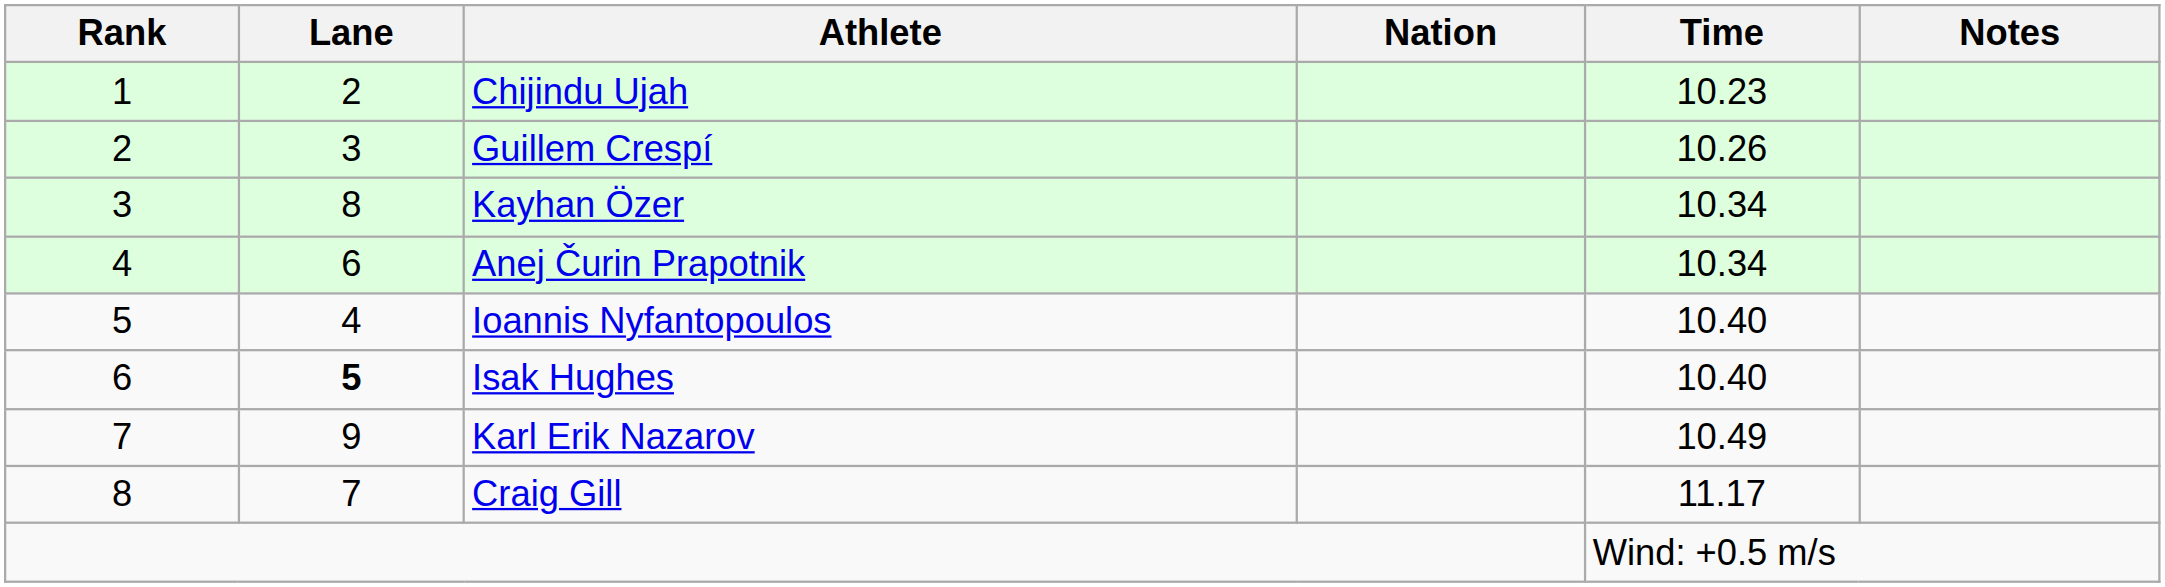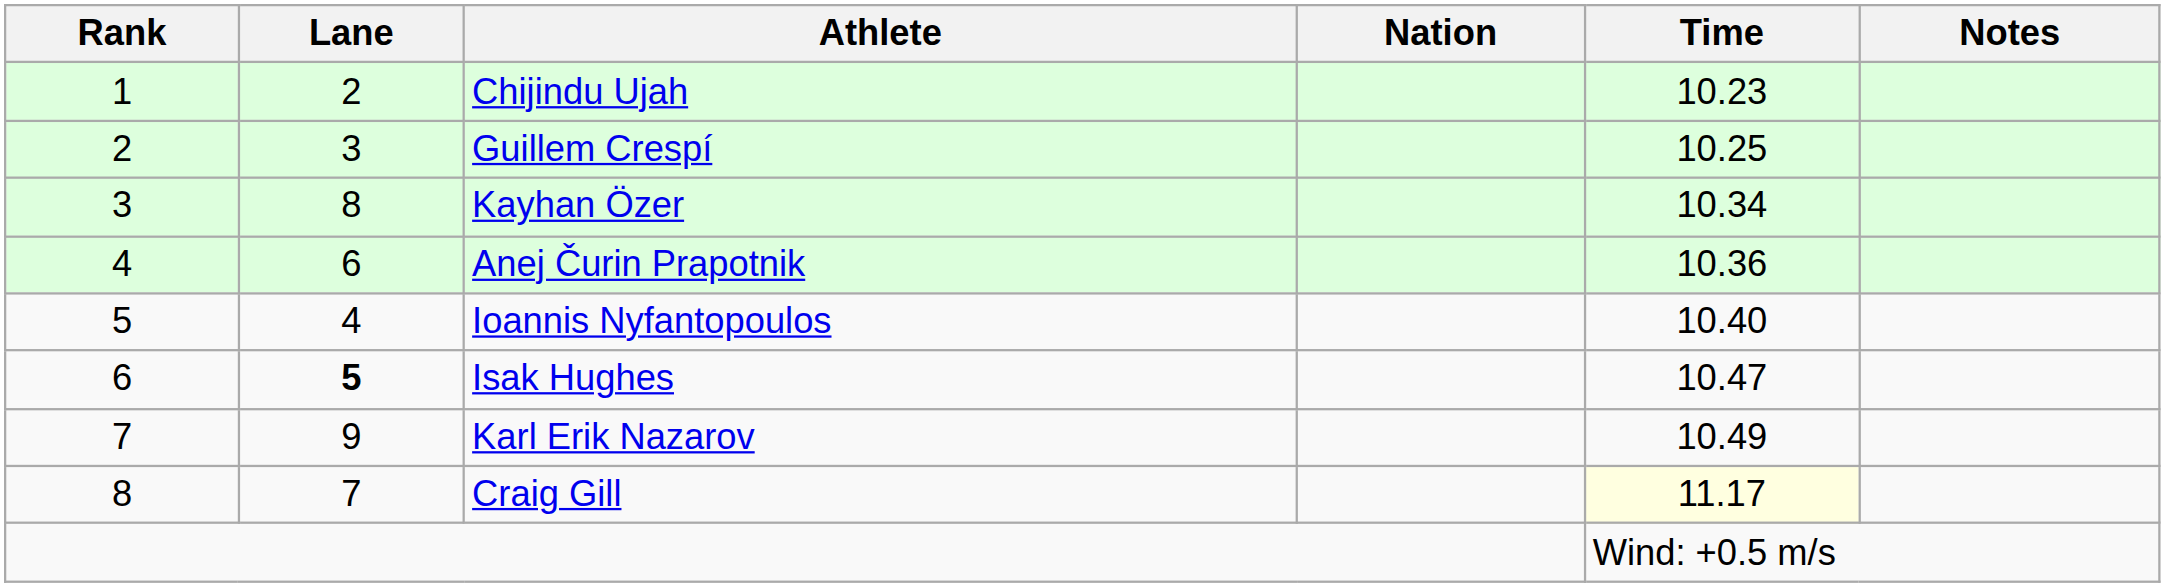(1722, 148) 10.26 -> (1722, 148) 10.25
(1722, 263) 10.34 -> (1722, 263) 10.36
(1722, 378) 10.40 -> (1722, 378) 10.47
(1722, 494) no background -> (1722, 494) lightyellow background
